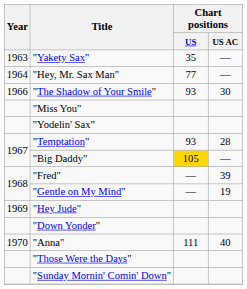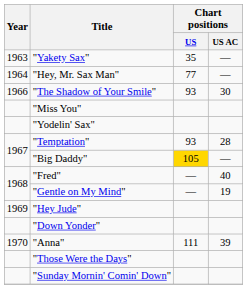(225, 175) 39 -> (225, 175) 40
(225, 242) 40 -> (225, 242) 39
